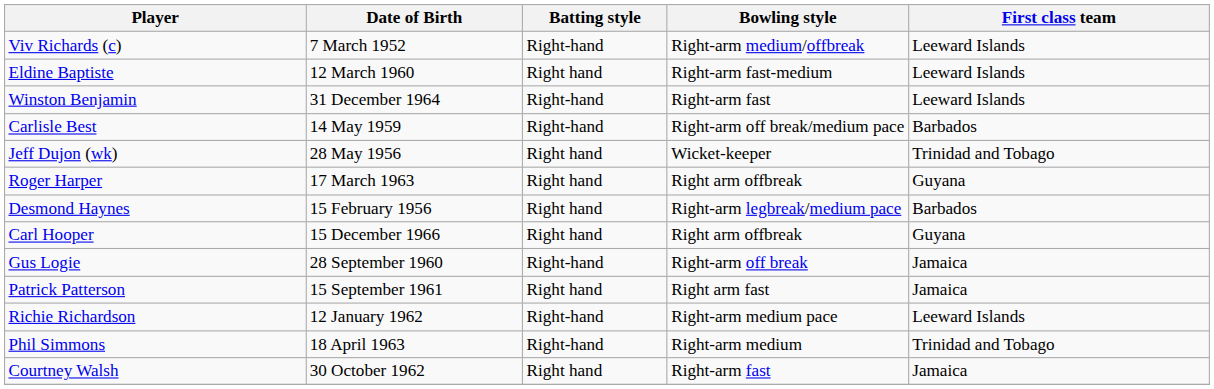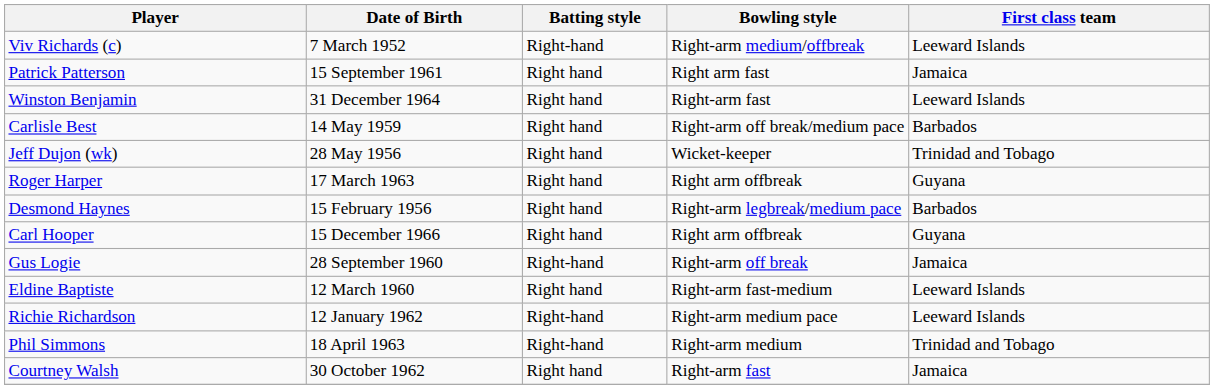rows swapped: (61, 72) <-> (67, 289)
(565, 99) Right-hand -> (564, 99) Right hand
(565, 126) Right-hand -> (564, 126) Right hand
